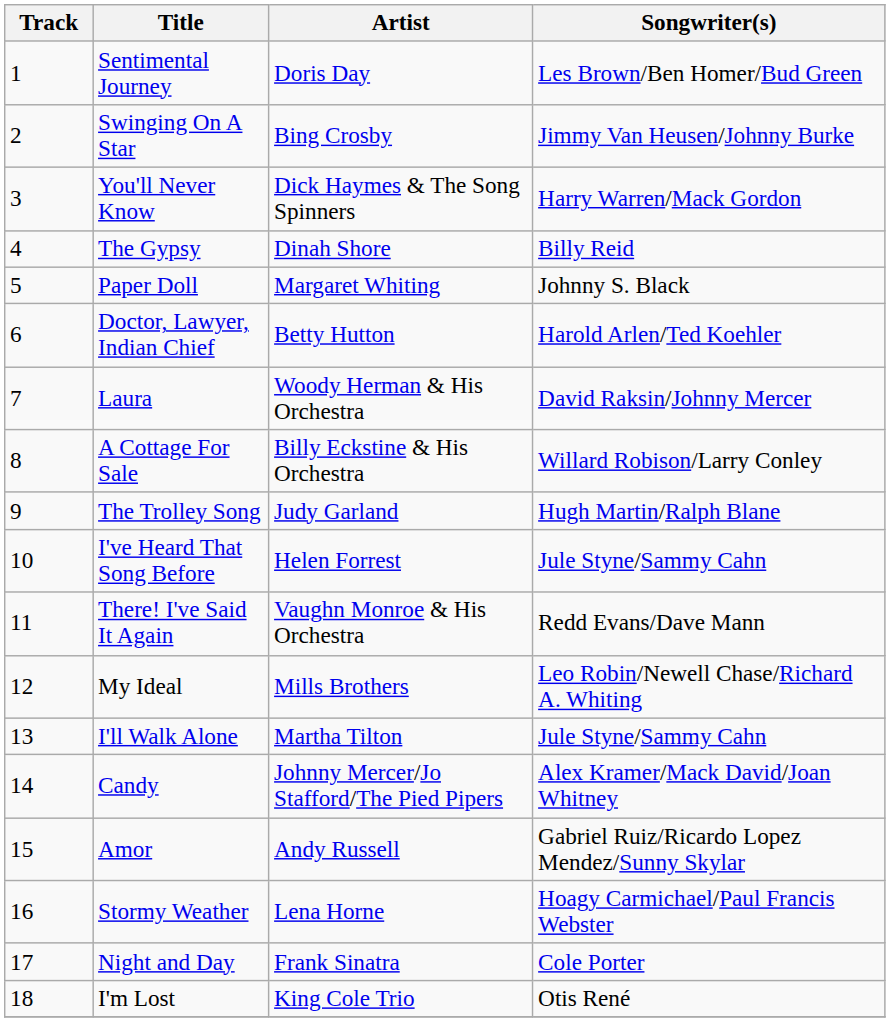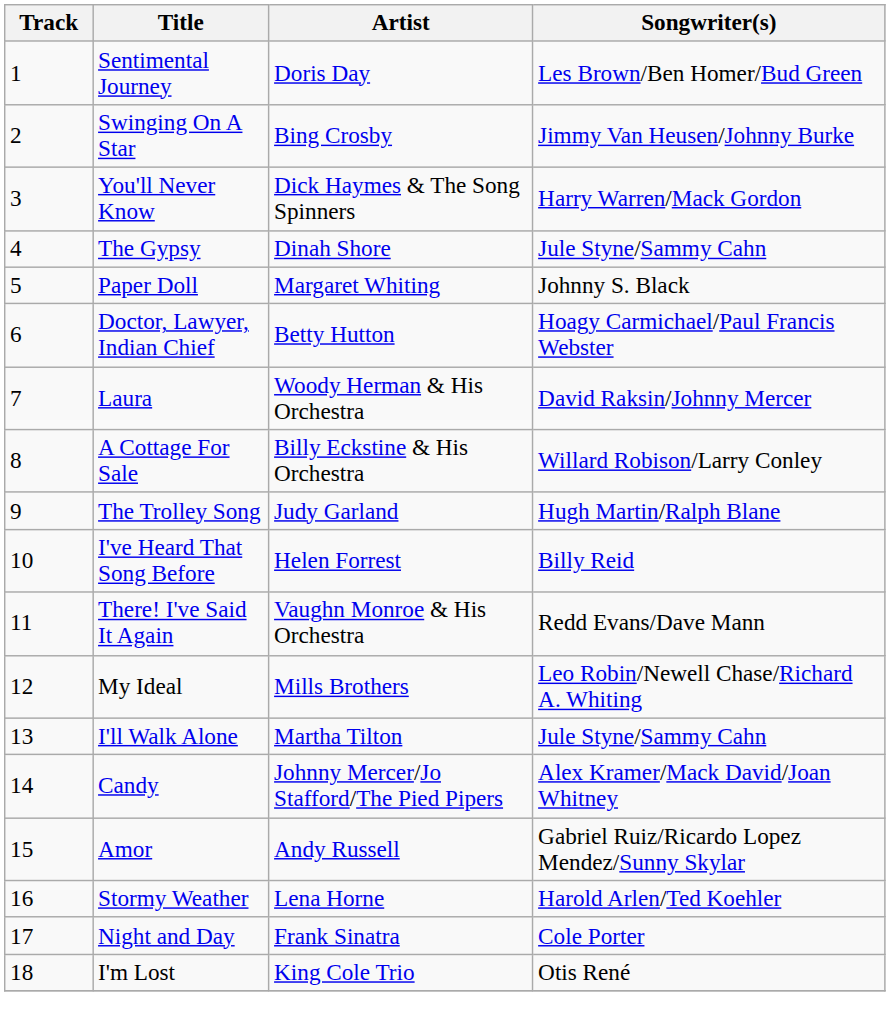(586, 248) Billy Reid -> (652, 248) Jule Styne/Sammy Cahn
(660, 335) Harold Arlen/Ted Koehler -> (686, 335) Hoagy Carmichael/Paul Francis Webster
(652, 560) Jule Styne/Sammy Cahn -> (586, 560) Billy Reid
(686, 911) Hoagy Carmichael/Paul Francis Webster -> (660, 898) Harold Arlen/Ted Koehler
